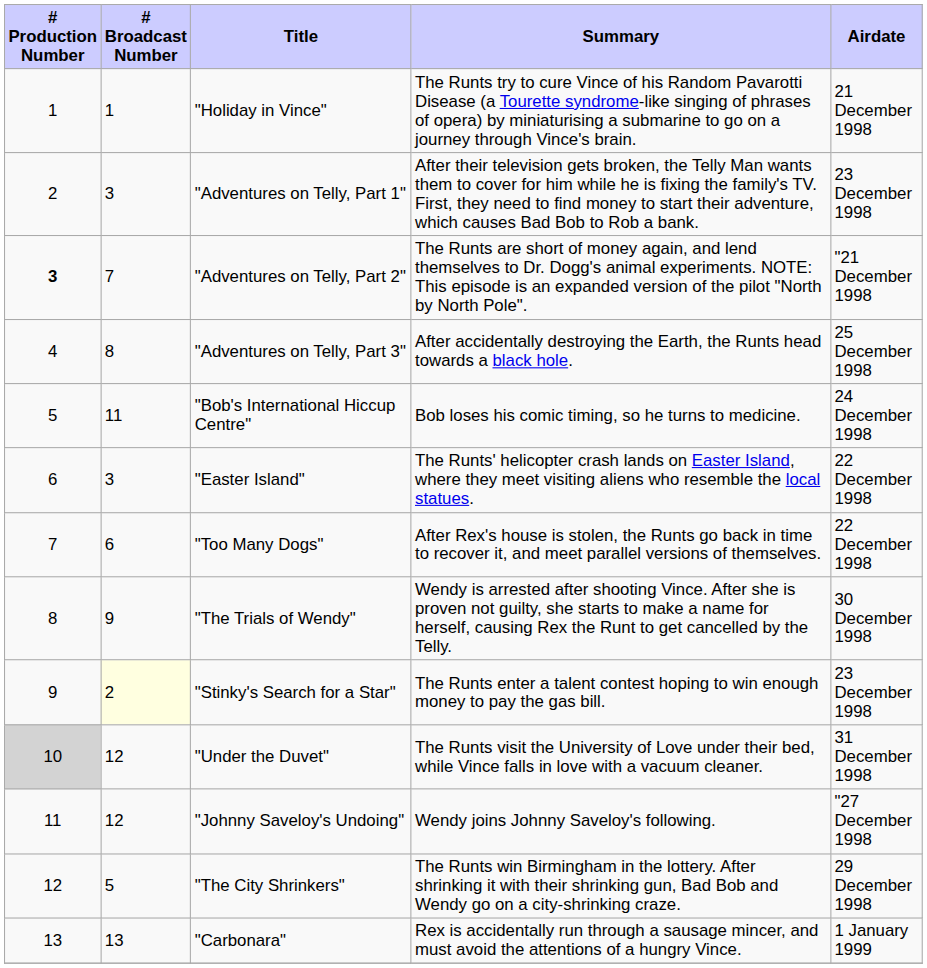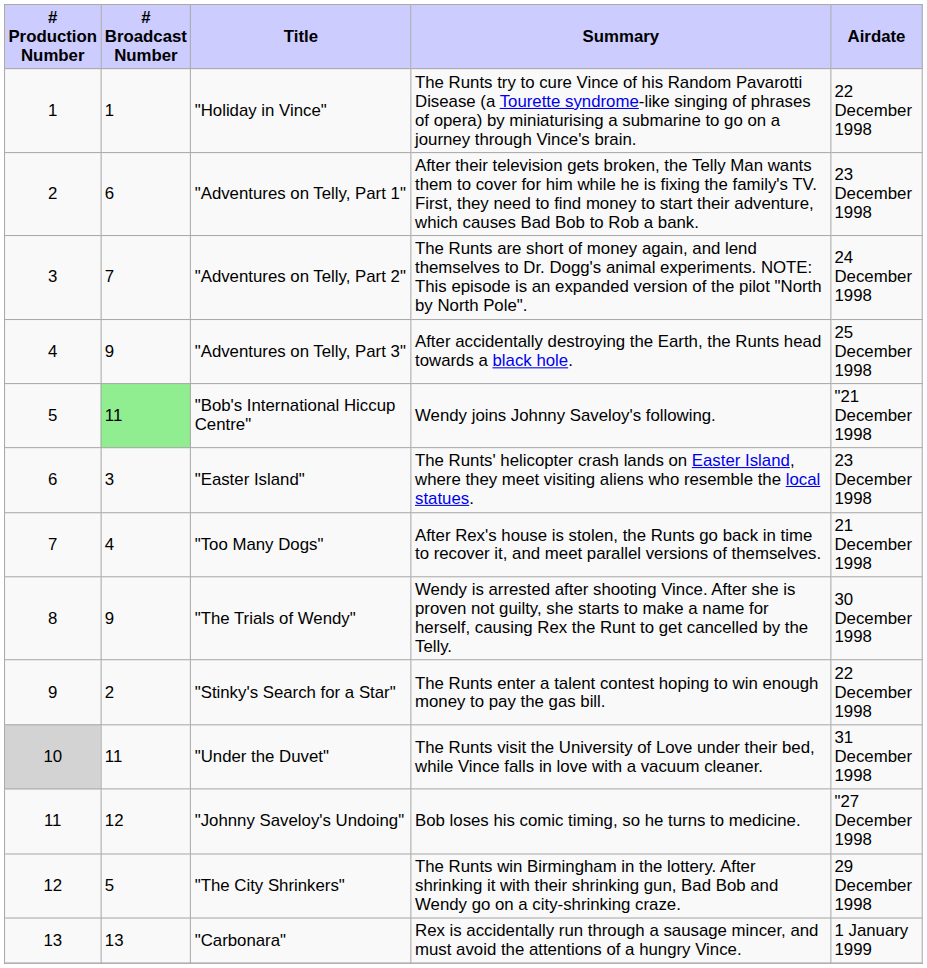(873, 110) 21 December 1998 -> (873, 110) 22 December 1998
(109, 193) 3 -> (109, 193) 6
(53, 277) bold -> (53, 277) normal
(873, 277) "21 December 1998 -> (873, 277) 24 December 1998
(109, 351) 8 -> (109, 351) 9
(114, 415) no background -> (114, 415) lightgreen background
(608, 415) Bob loses his comic timing, so he turns to medicine. -> (565, 415) Wendy joins Johnny Saveloy's following.
(873, 415) 24 December 1998 -> (873, 415) "21 December 1998
(873, 480) 22 December 1998 -> (873, 480) 23 December 1998
(109, 544) 6 -> (109, 544) 4
(873, 544) 22 December 1998 -> (873, 544) 21 December 1998
(109, 692) lightyellow background -> (109, 692) no background
(873, 692) 23 December 1998 -> (873, 692) 22 December 1998
(114, 756) 12 -> (114, 756) 11
(565, 821) Wendy joins Johnny Saveloy's following. -> (608, 821) Bob loses his comic timing, so he turns to medicine.
